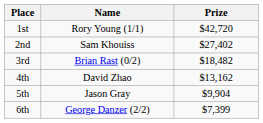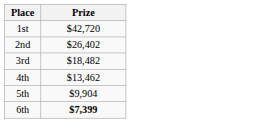- column: (107, 12)
(216, 45) $27,402 -> (83, 45) $26,402
(216, 77) $13,162 -> (83, 77) $13,462
(216, 110) normal -> (83, 110) bold
